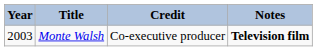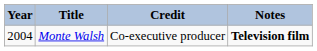(20, 35) 2003 -> (20, 35) 2004
